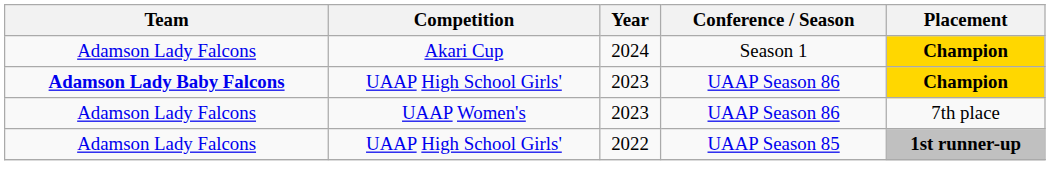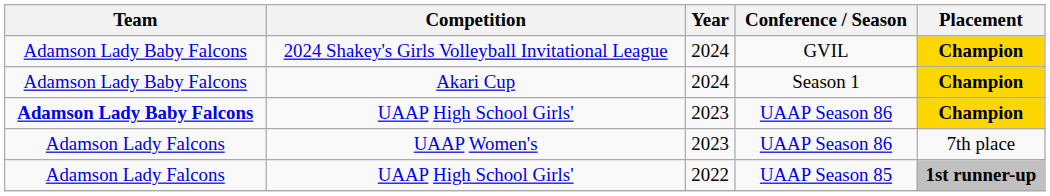+ row: (476, 51)
(167, 51) Adamson Lady Falcons -> (135, 82) Adamson Lady Baby Falcons
